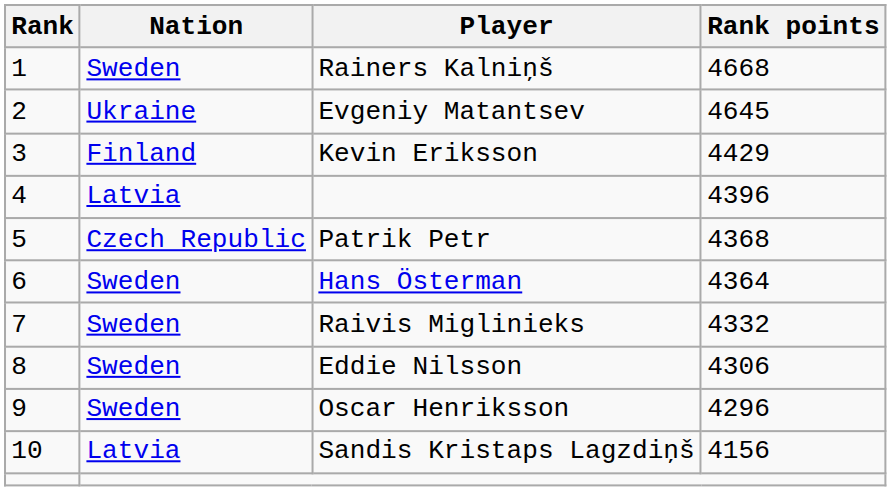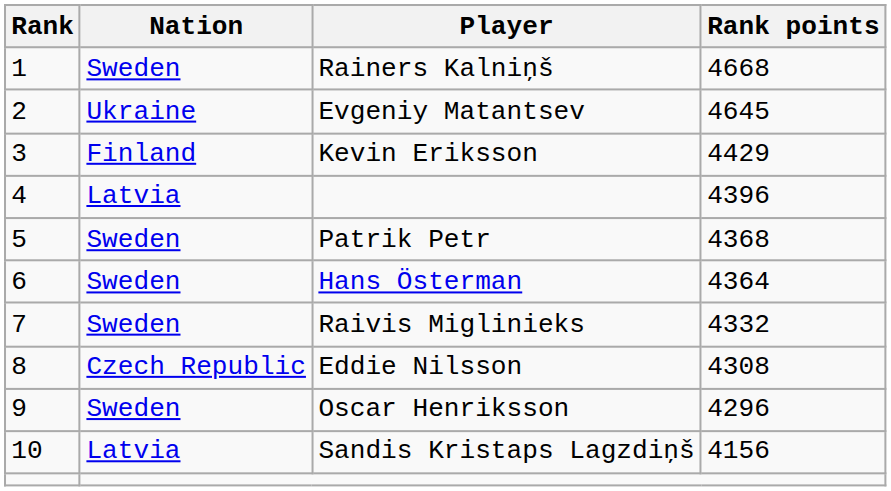(196, 239) Czech Republic -> (133, 239) Sweden
(133, 367) Sweden -> (196, 367) Czech Republic
(739, 367) 4306 -> (739, 367) 4308
